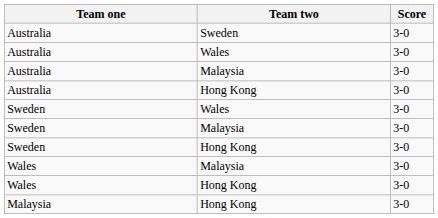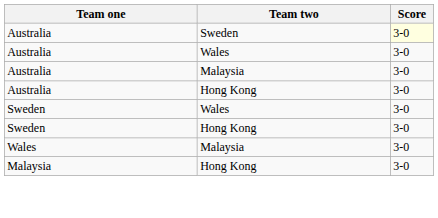(401, 33) no background -> (401, 33) lightyellow background
- row: (26, 128)
- row: (22, 185)
